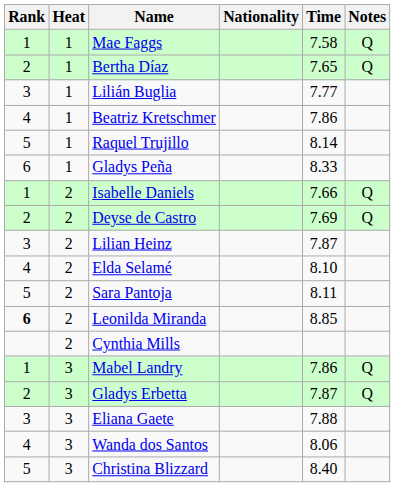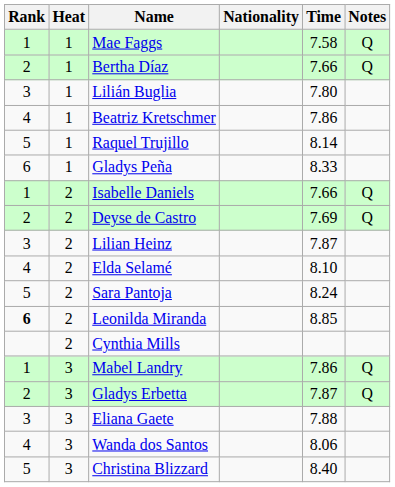(324, 67) 7.65 -> (324, 67) 7.66
(324, 92) 7.77 -> (324, 92) 7.80
(324, 293) 8.11 -> (324, 293) 8.24
